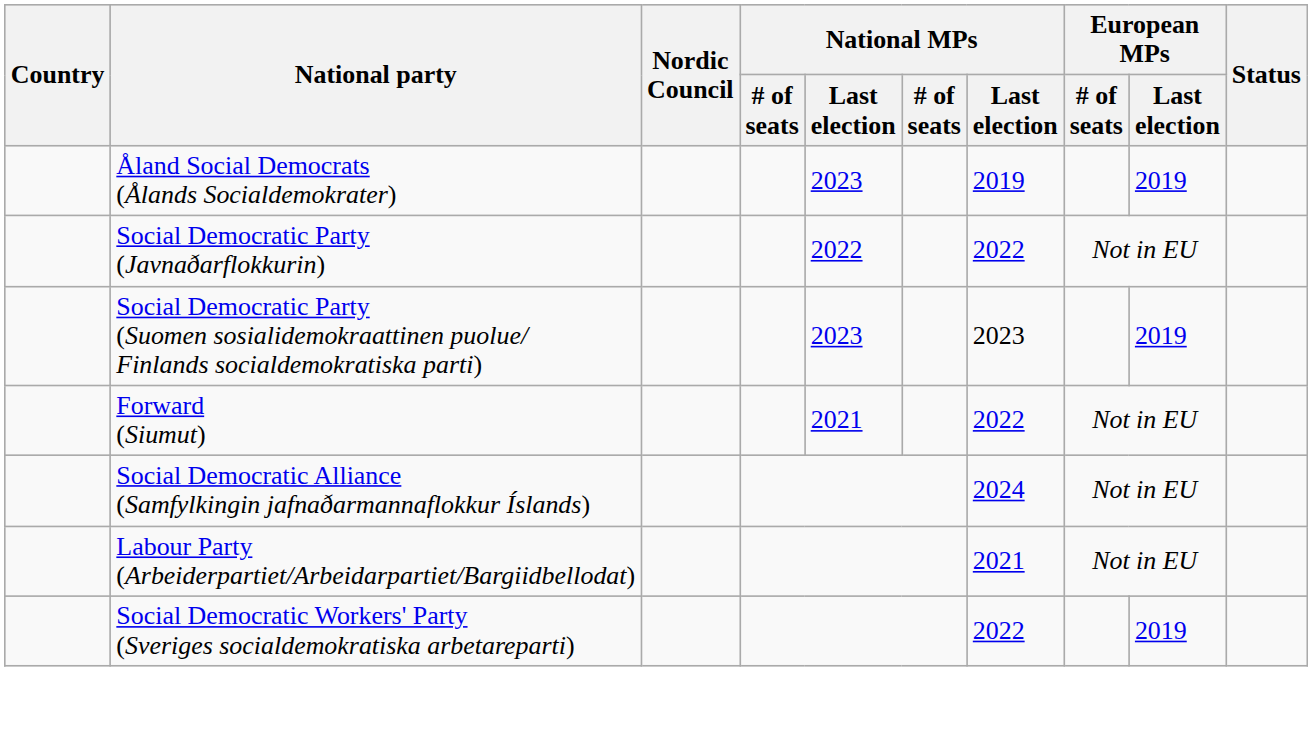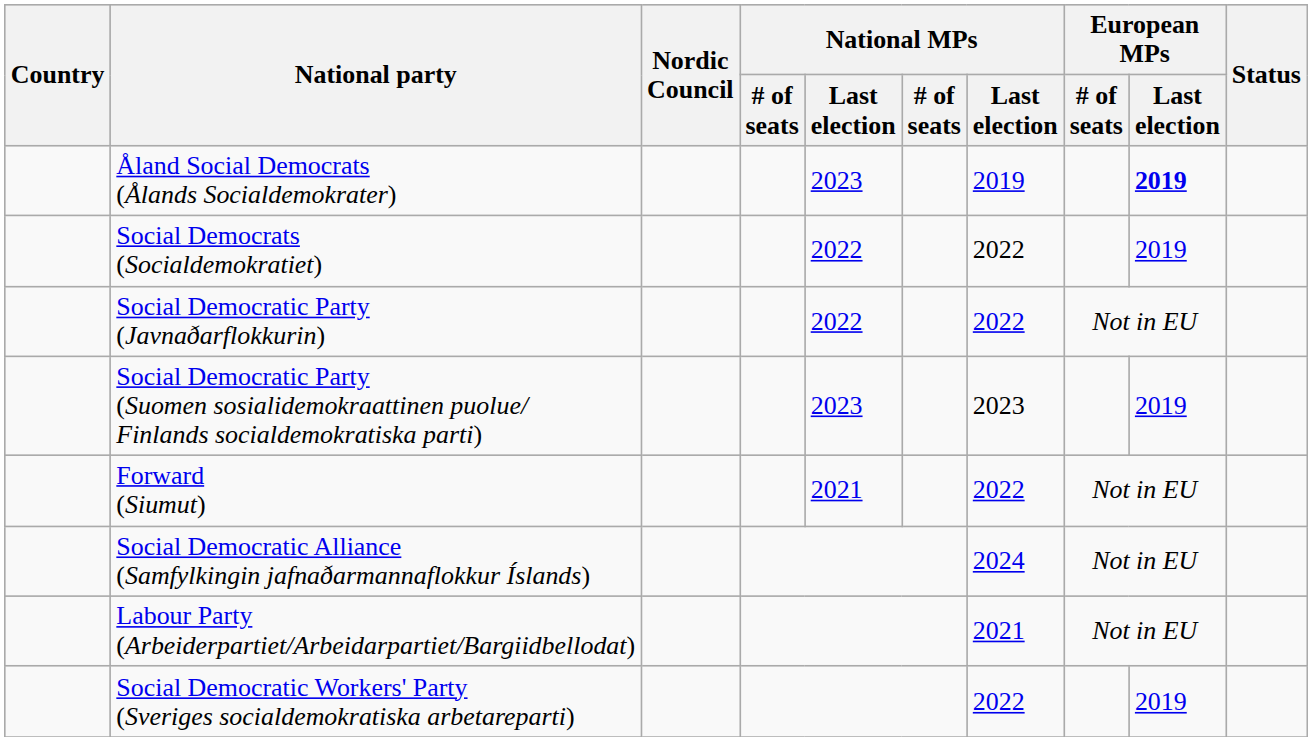(1161, 180) normal -> (1161, 180) bold
+ row: (219, 250)
